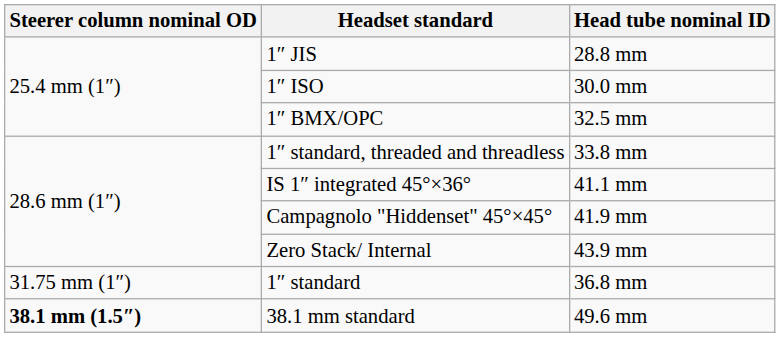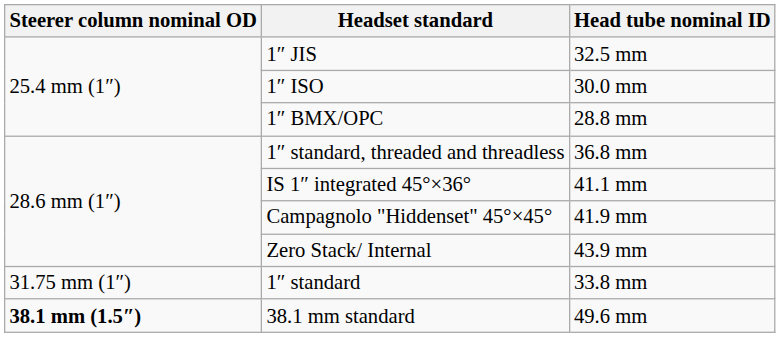(611, 53) 28.8 mm -> (611, 53) 32.5 mm
(611, 119) 32.5 mm -> (611, 119) 28.8 mm
(611, 151) 33.8 mm -> (611, 151) 36.8 mm
(611, 282) 36.8 mm -> (611, 282) 33.8 mm
